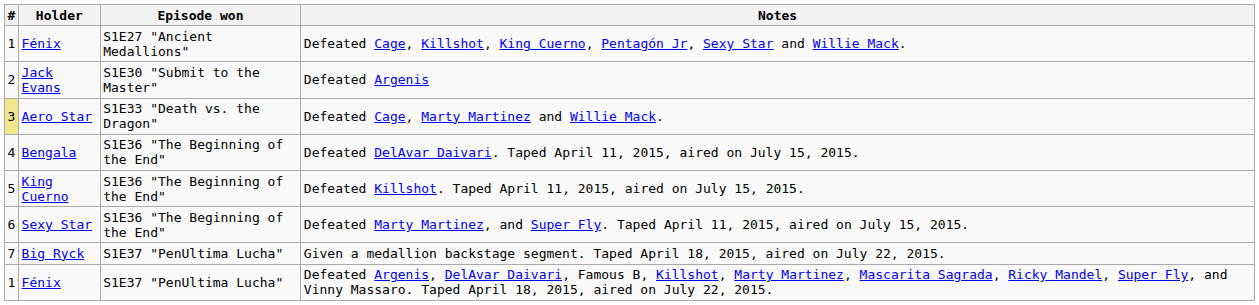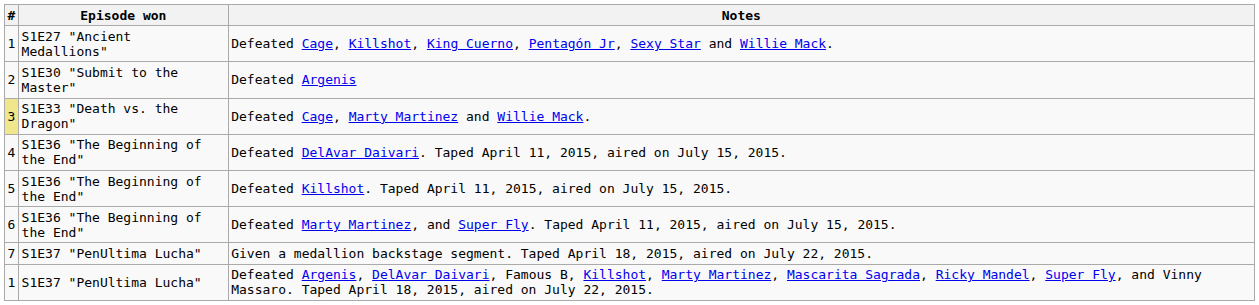- column: (59, 15)
